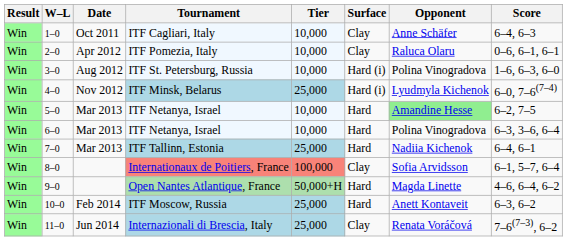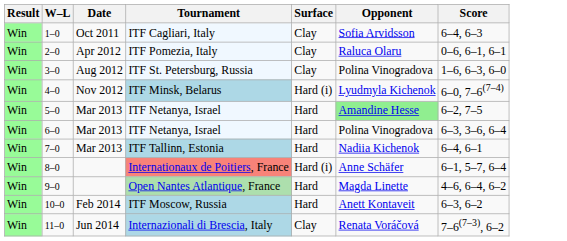- column: (318, 13)
(424, 32) Anne Schäfer -> (377, 32) Sofia Arvidsson
(366, 70) Hard (i) -> (305, 70) Clay
(359, 167) Clay -> (313, 167) Hard (i)
(430, 167) Sofia Arvidsson -> (371, 167) Anne Schäfer
